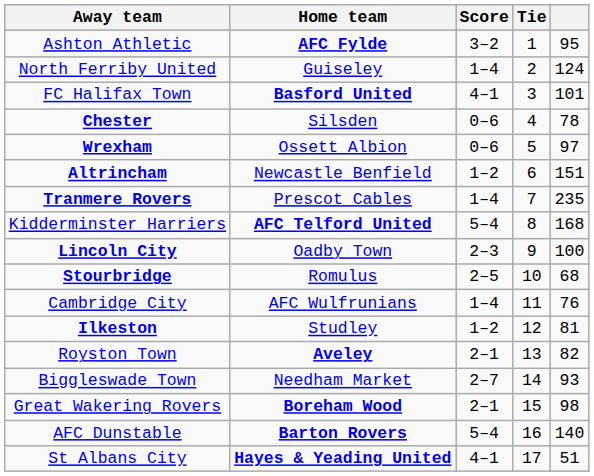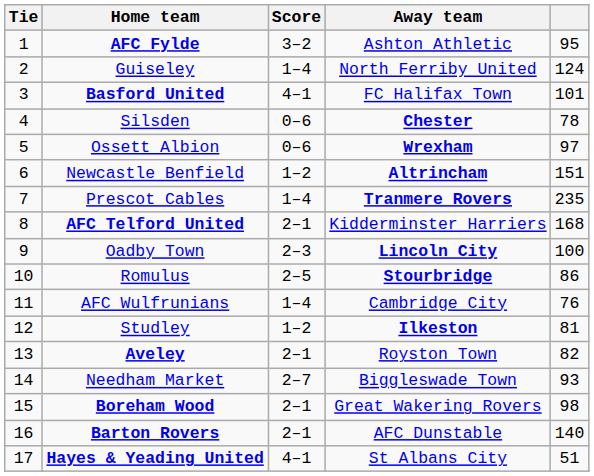columns swapped: (532, 18) <-> (117, 18)
(484, 225) 5–4 -> (297, 225) 2–1
(569, 277) 68 -> (569, 277) 86
(484, 433) 5–4 -> (297, 433) 2–1
